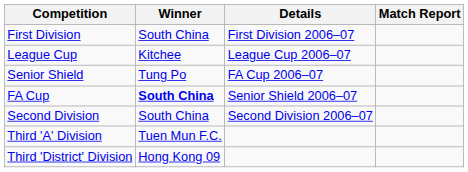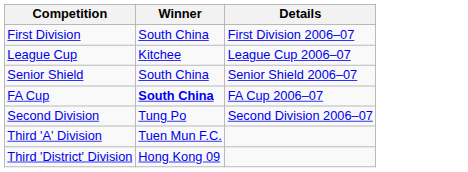- column: (420, 14)
(162, 75) Tung Po -> (174, 75) South China
(275, 75) FA Cup 2006–07 -> (292, 75) Senior Shield 2006–07
(292, 95) Senior Shield 2006–07 -> (275, 95) FA Cup 2006–07
(174, 116) South China -> (162, 116) Tung Po
